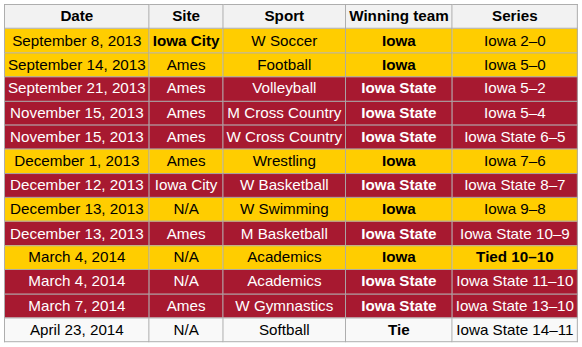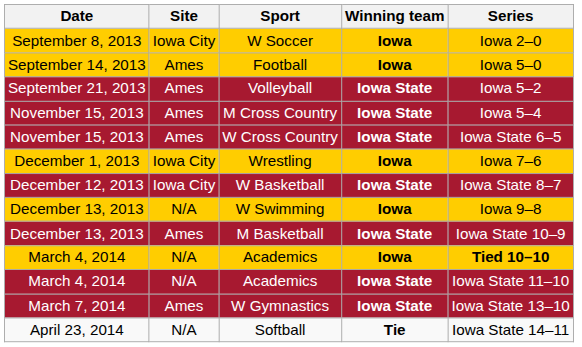(186, 40) bold -> (184, 40) normal
(186, 161) Ames -> (184, 161) Iowa City
